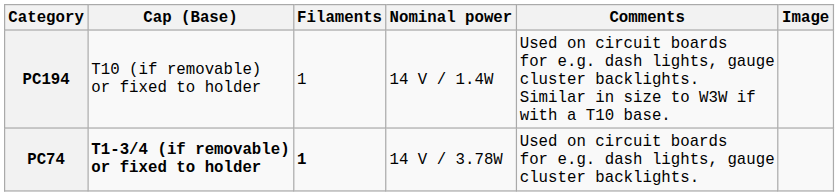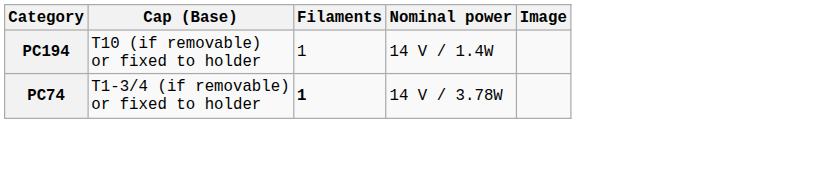- column: (647, 17)
(190, 159) bold -> (190, 96) normal
